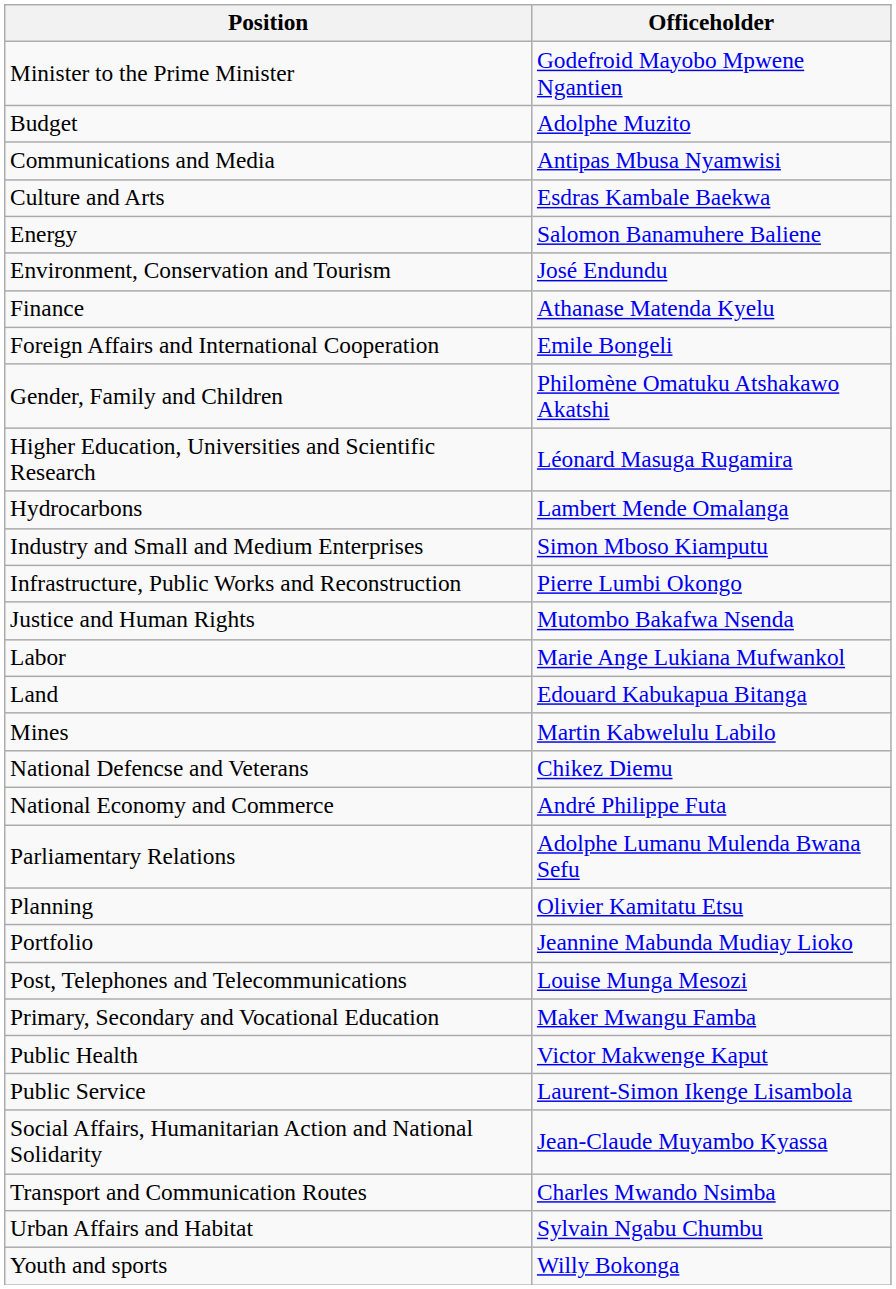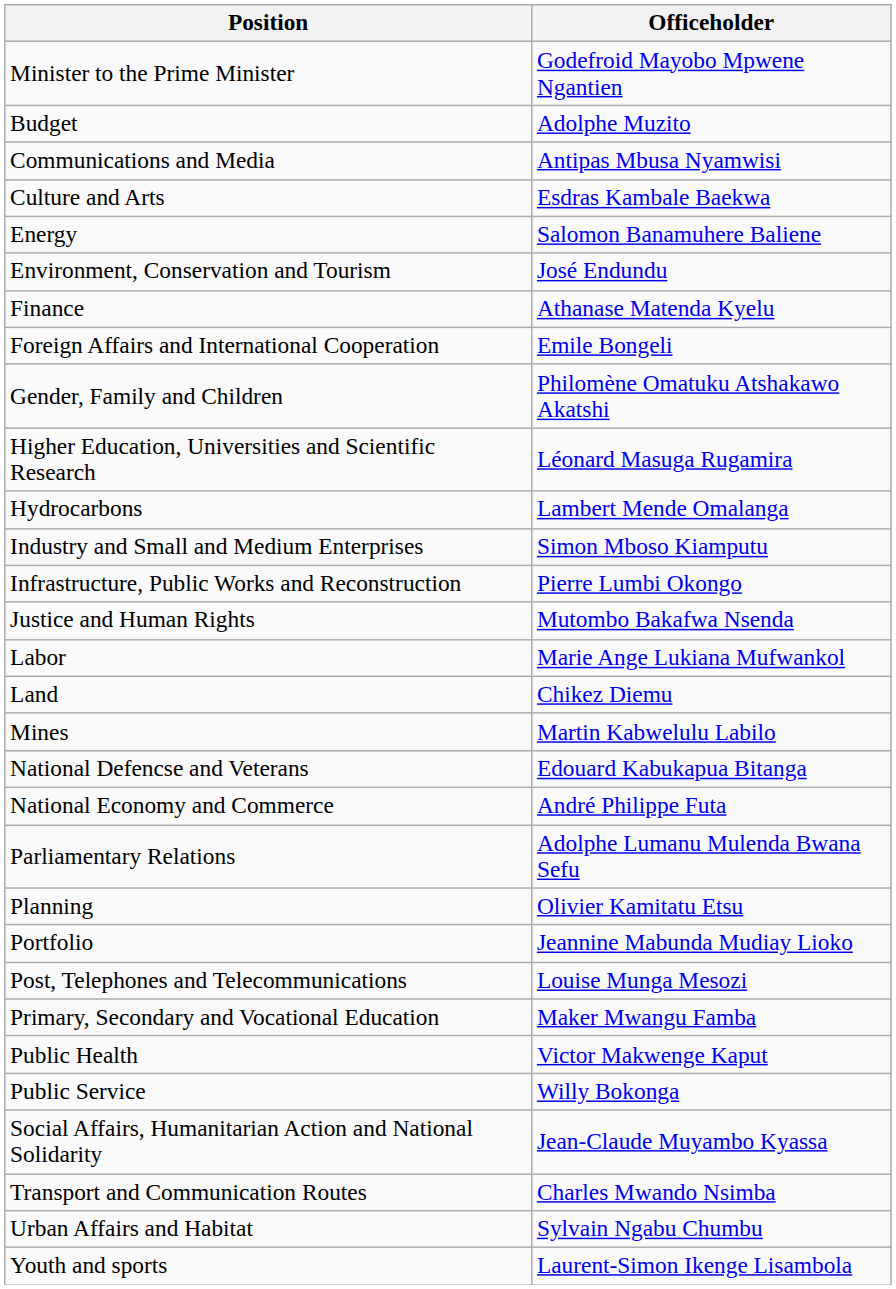(672, 694) Edouard Kabukapua Bitanga -> (605, 694) Chikez Diemu
(605, 768) Chikez Diemu -> (672, 768) Edouard Kabukapua Bitanga
(695, 1091) Laurent-Simon Ikenge Lisambola -> (608, 1091) Willy Bokonga
(608, 1265) Willy Bokonga -> (695, 1265) Laurent-Simon Ikenge Lisambola
